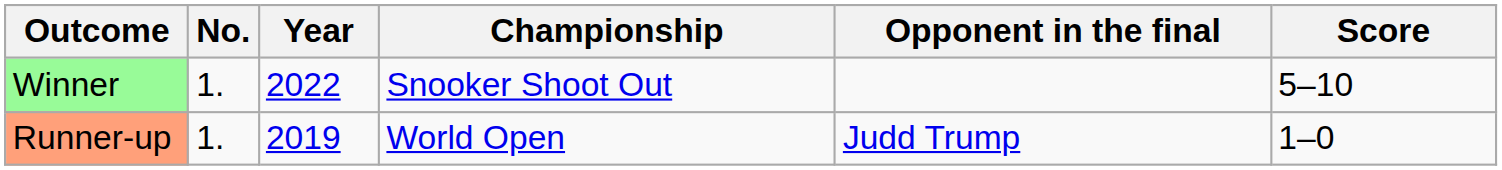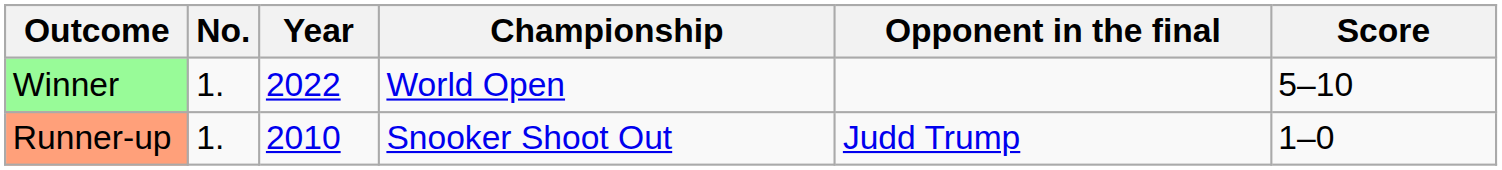(529, 84) Snooker Shoot Out -> (476, 84) World Open
(303, 137) 2019 -> (303, 137) 2010
(476, 137) World Open -> (529, 137) Snooker Shoot Out
